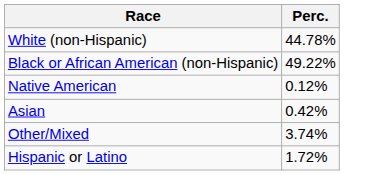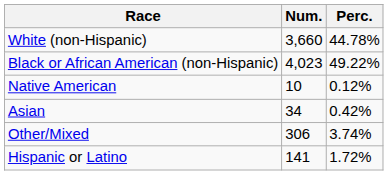+ column: (304, 16)
